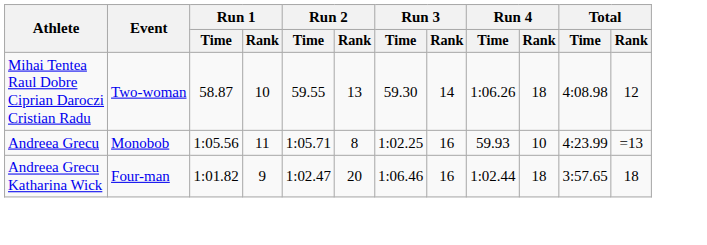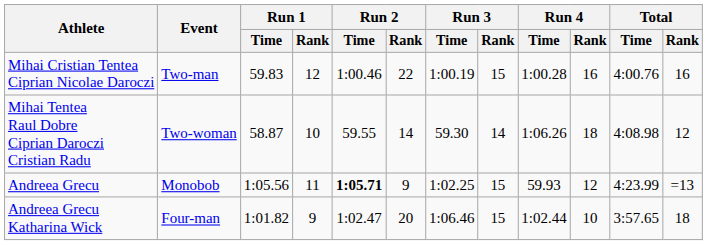+ row: (81, 74)
(355, 91) 13 -> (406, 134) 14
(308, 143) normal -> (359, 185) bold
(355, 143) 8 -> (406, 185) 9
(447, 143) 16 -> (498, 185) 15
(539, 143) 10 -> (590, 185) 12
(447, 176) 16 -> (498, 218) 15
(539, 176) 18 -> (590, 218) 10
